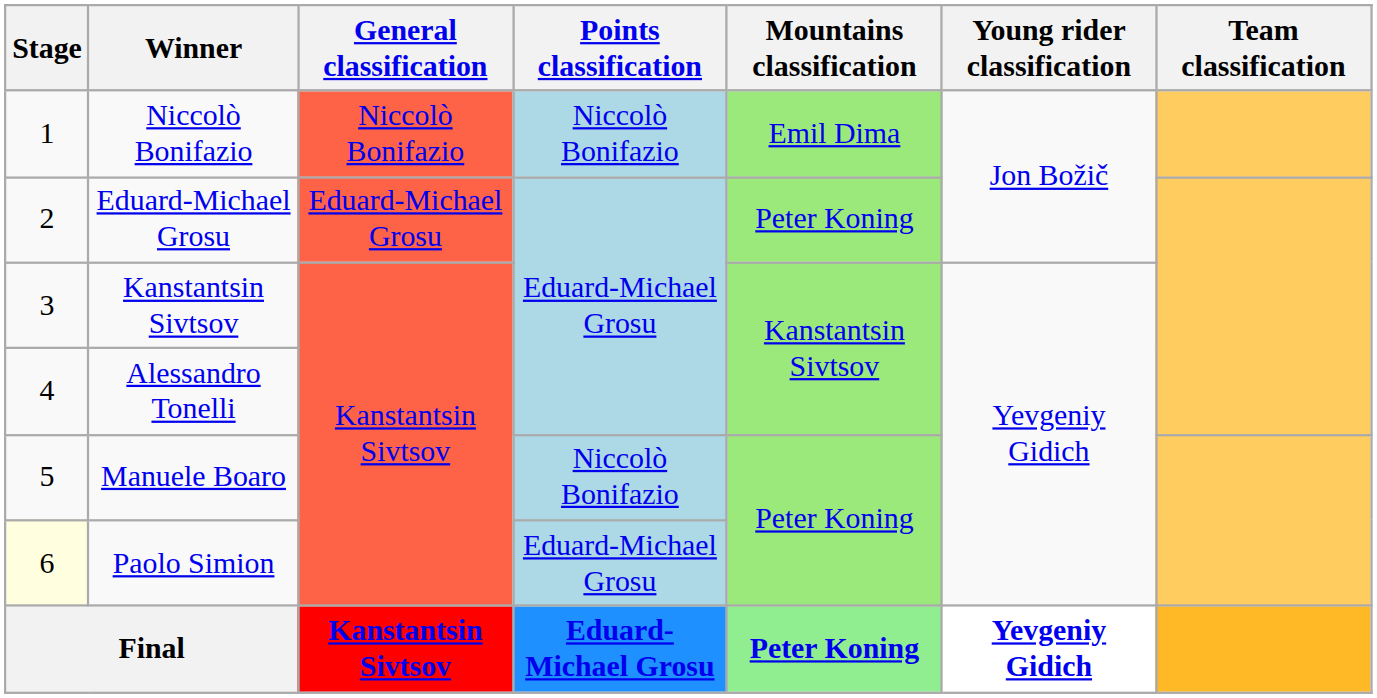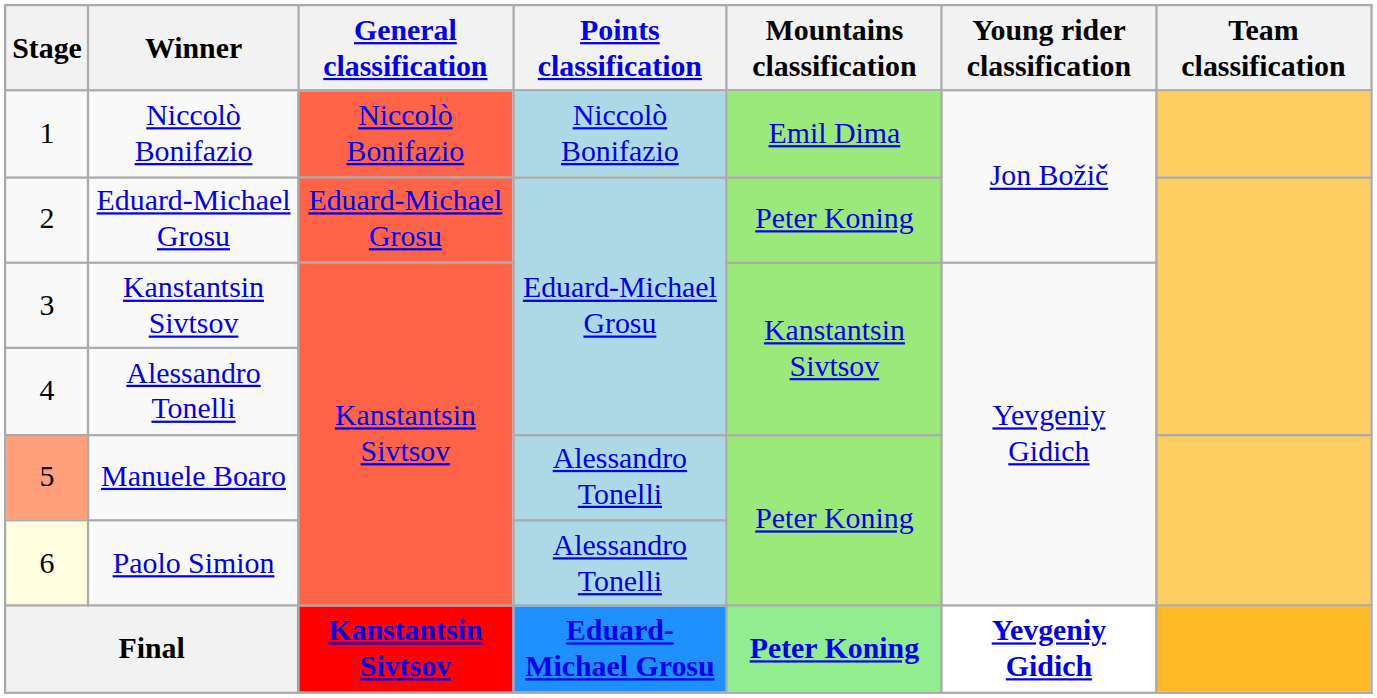(47, 476) no background -> (47, 476) lightsalmon background
(620, 476) Niccolò Bonifazio -> (620, 476) Alessandro Tonelli
(620, 562) Eduard-Michael Grosu -> (620, 562) Alessandro Tonelli
